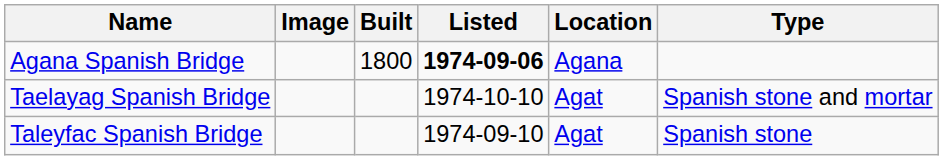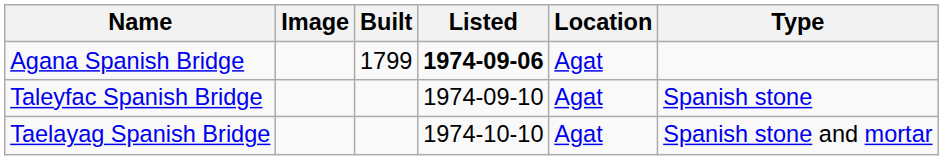(386, 60) 1800 -> (386, 60) 1799
(588, 60) Agana -> (579, 60) Agat
rows swapped: (140, 97) <-> (136, 135)
